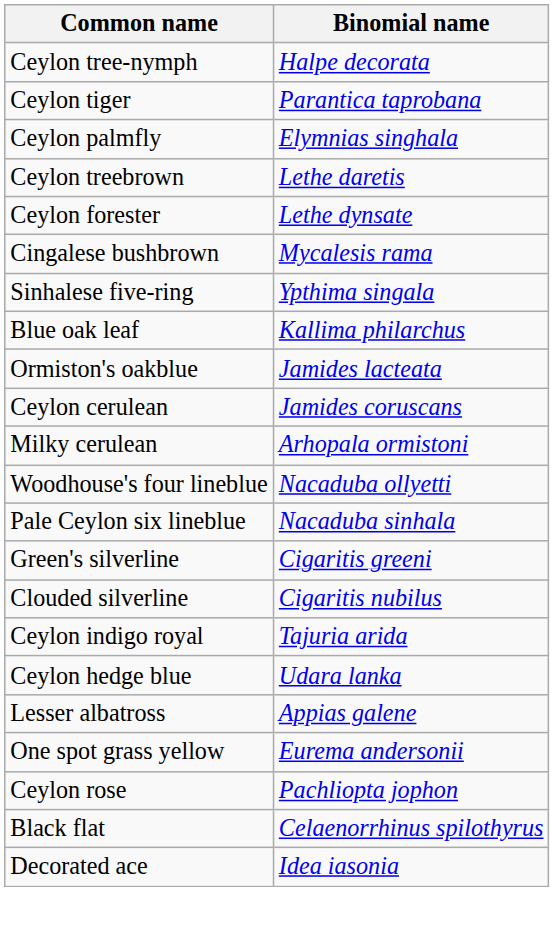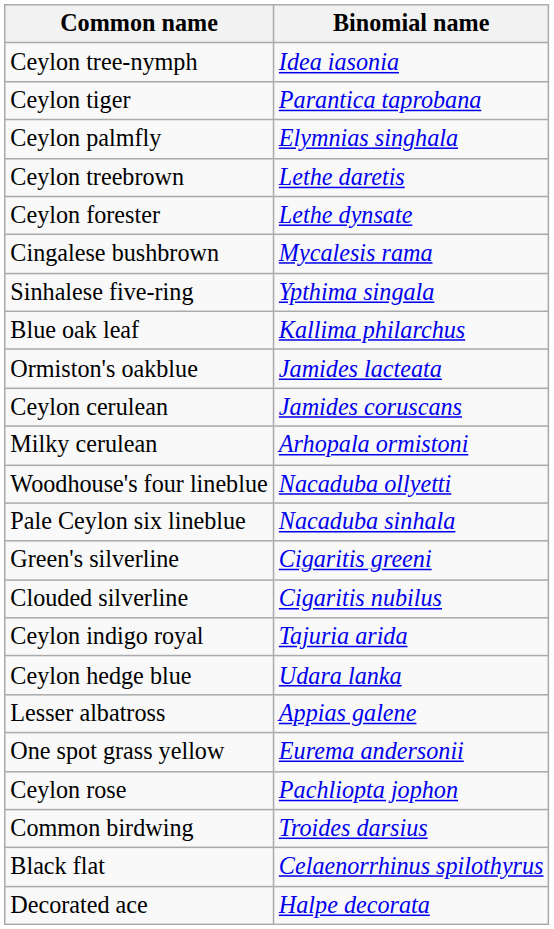(354, 61) Halpe decorata -> (339, 61) Idea iasonia
+ row: (102, 828)
(339, 866) Idea iasonia -> (354, 904) Halpe decorata
